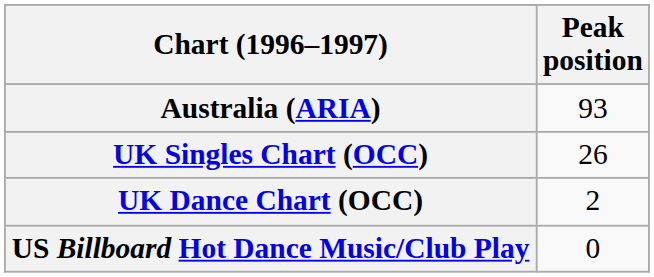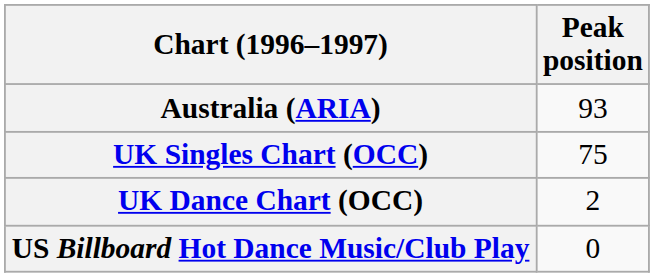(593, 154) 26 -> (593, 154) 75
